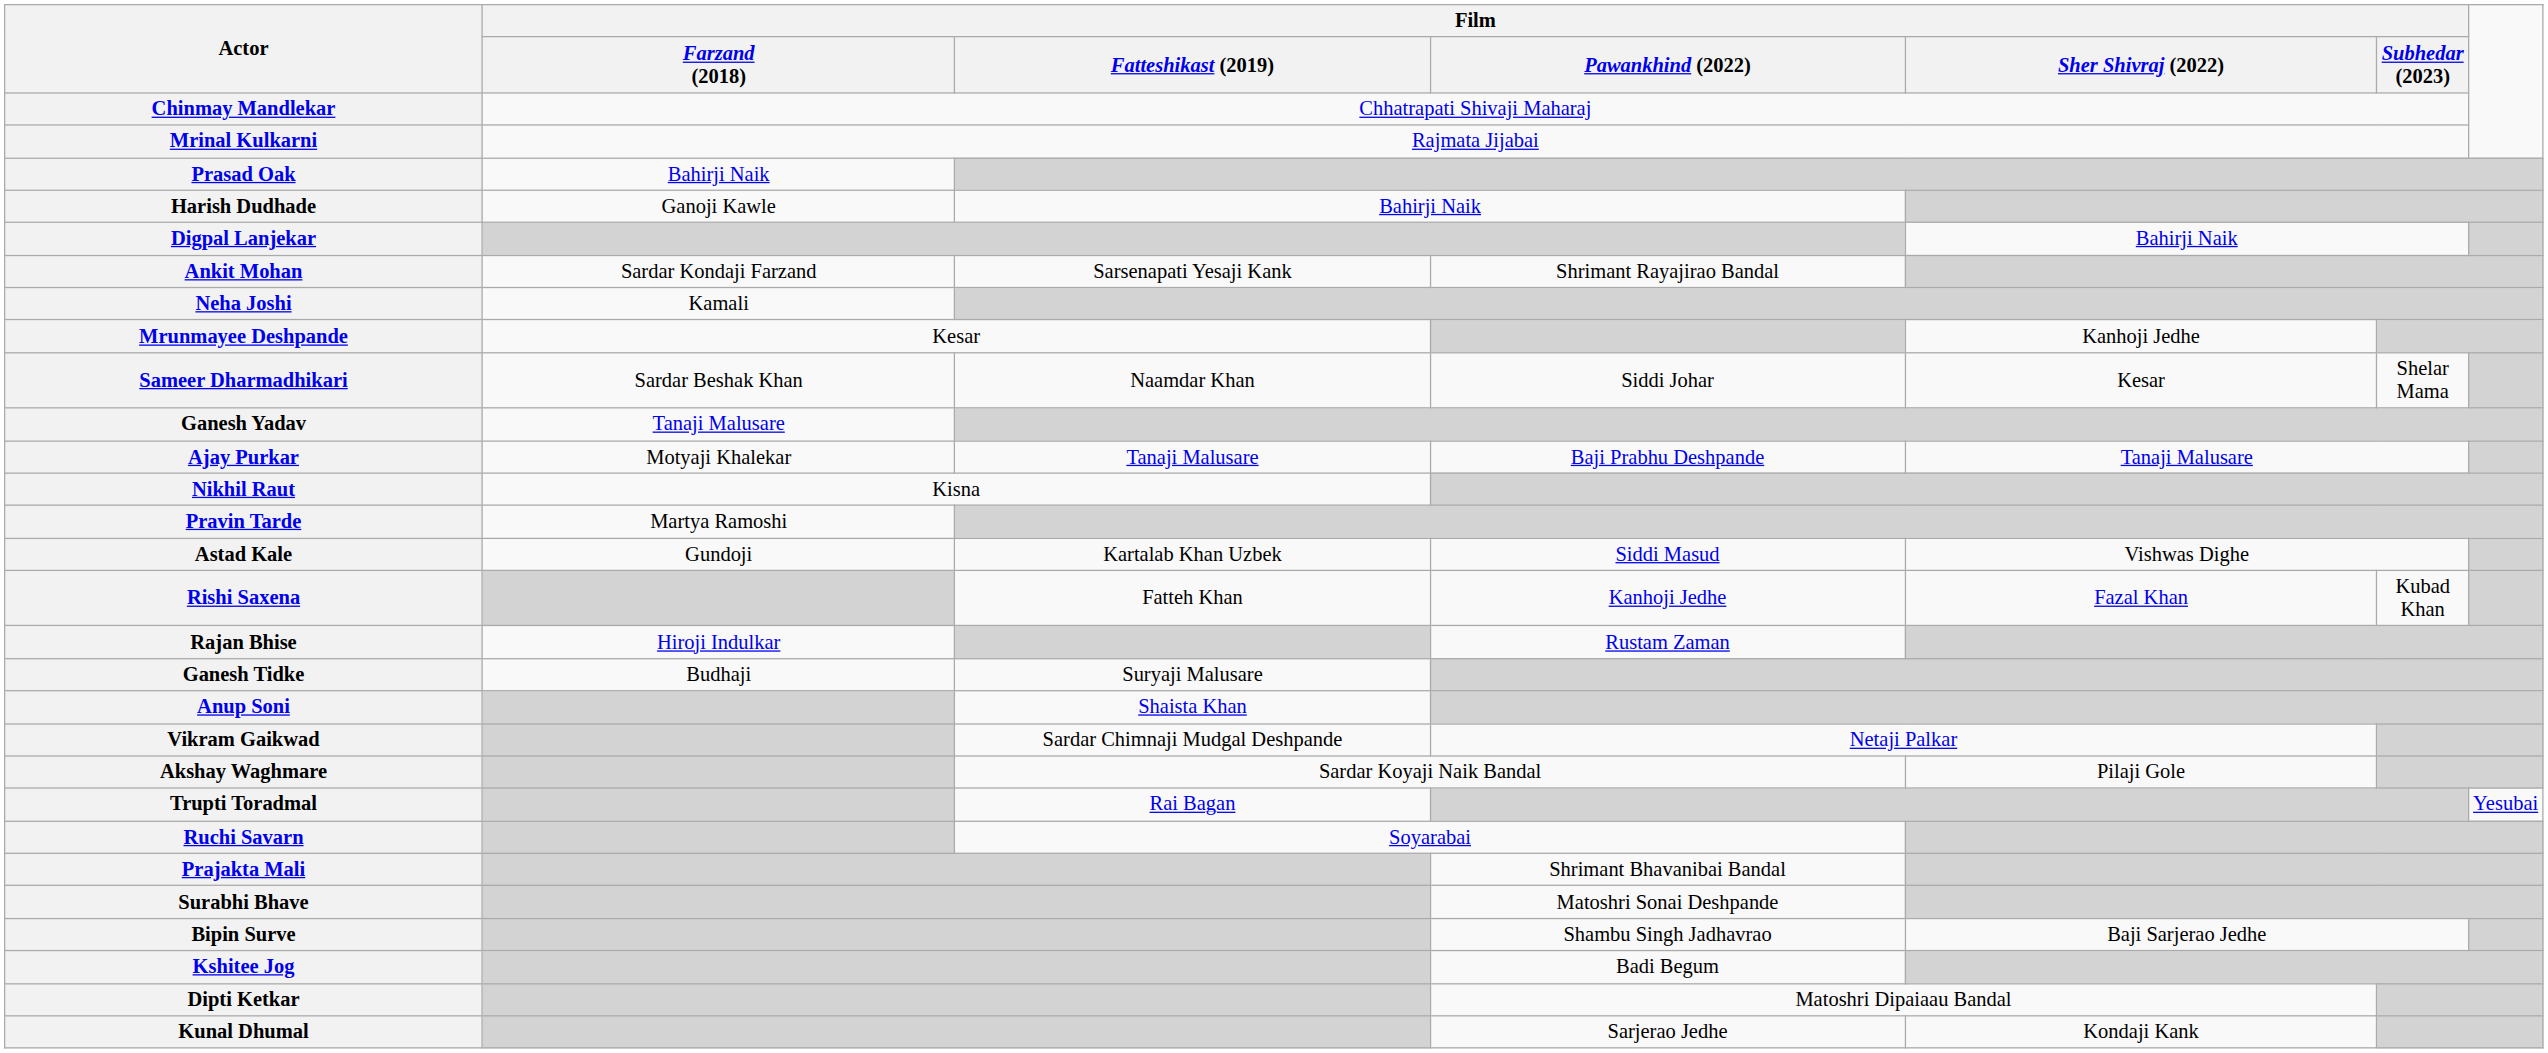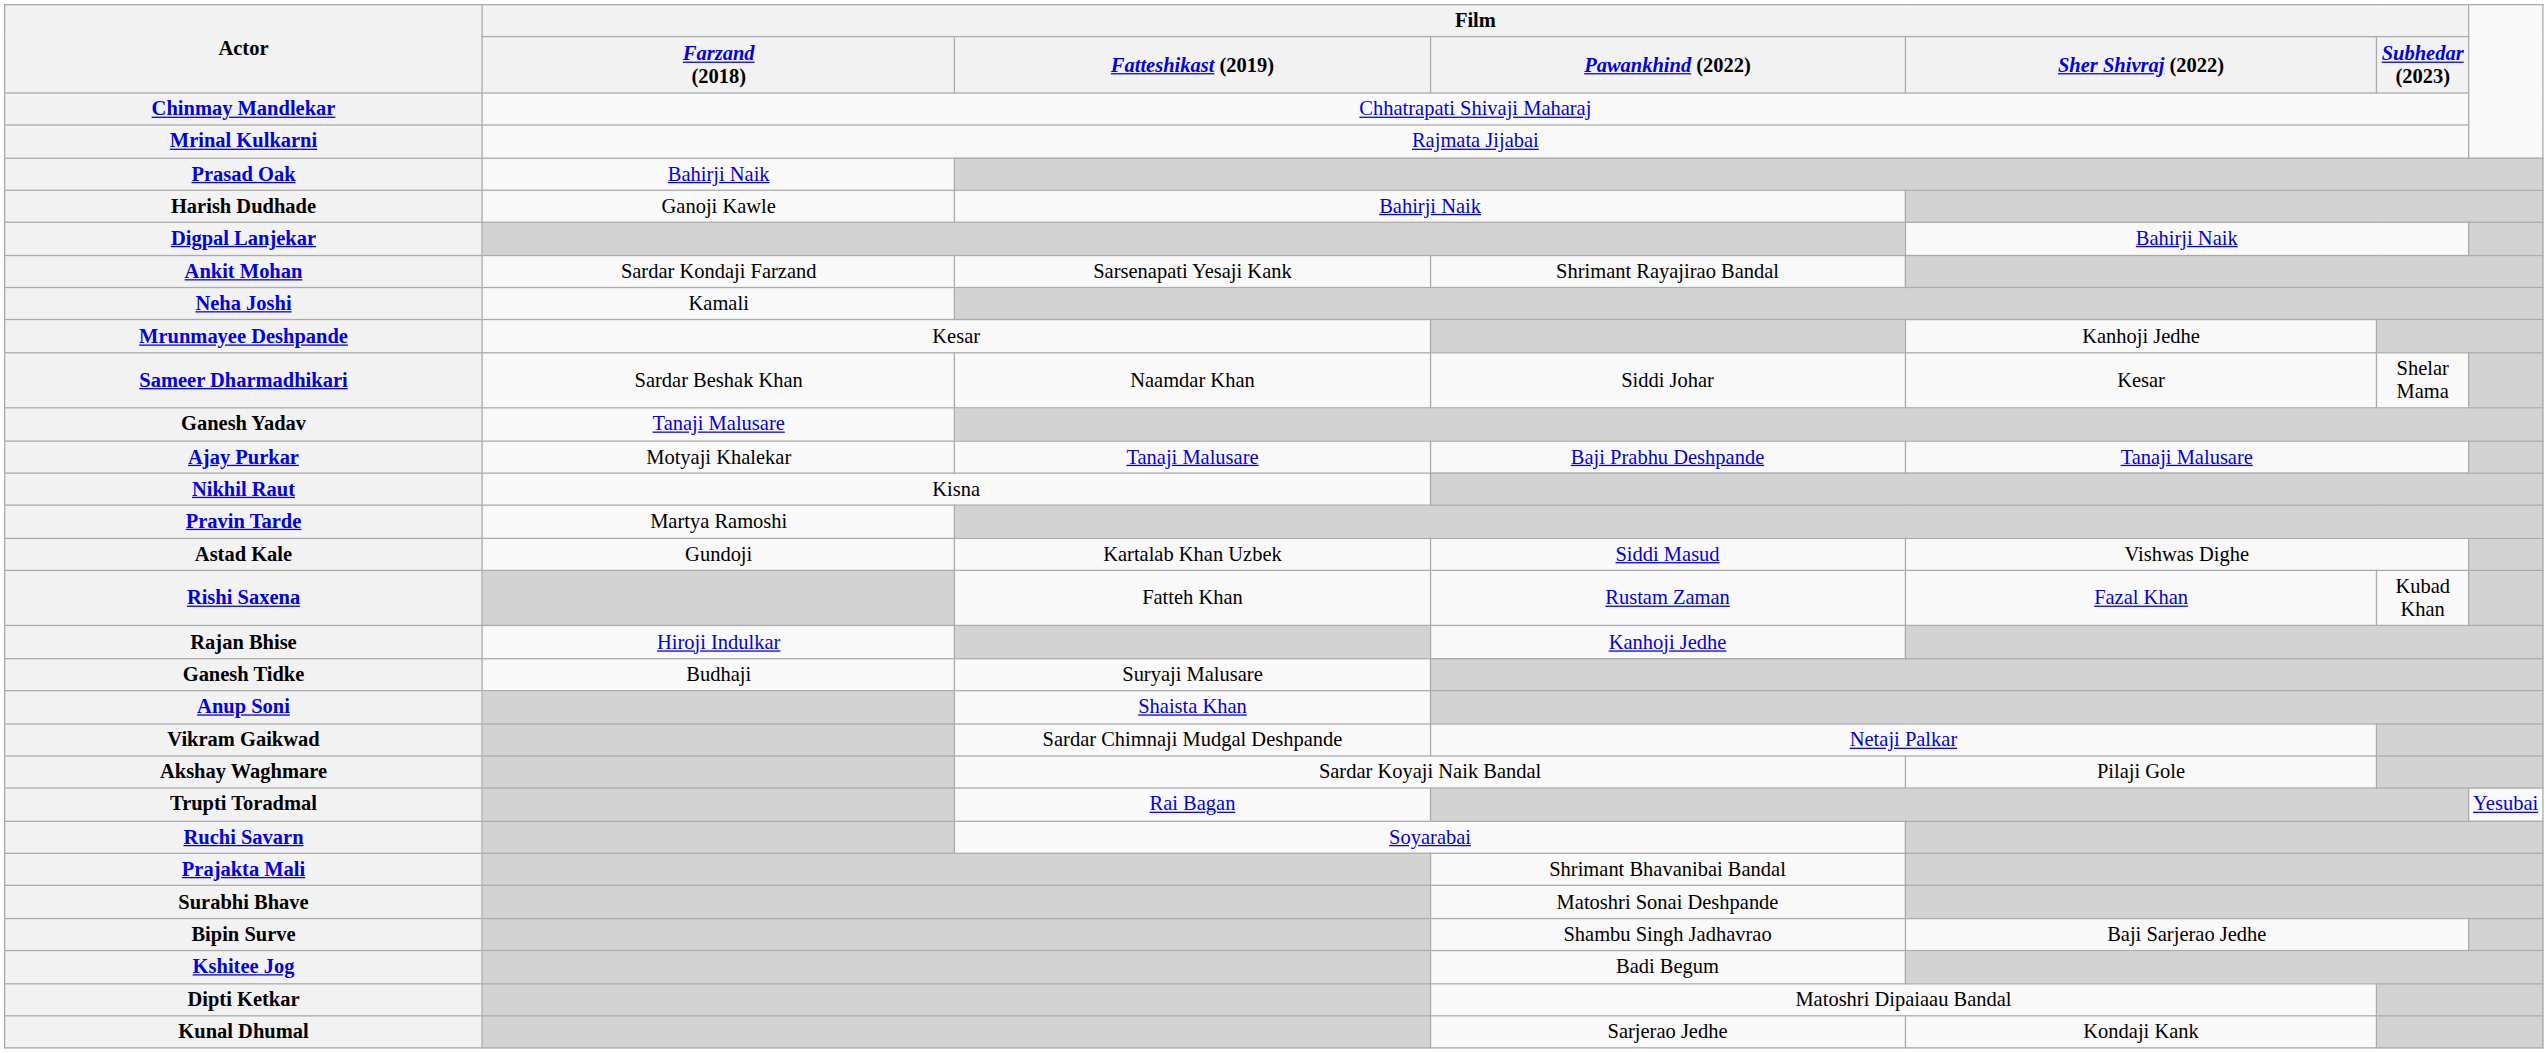(1668, 598) Kanhoji Jedhe -> (1668, 598) Rustam Zaman
(1668, 642) Rustam Zaman -> (1668, 642) Kanhoji Jedhe
